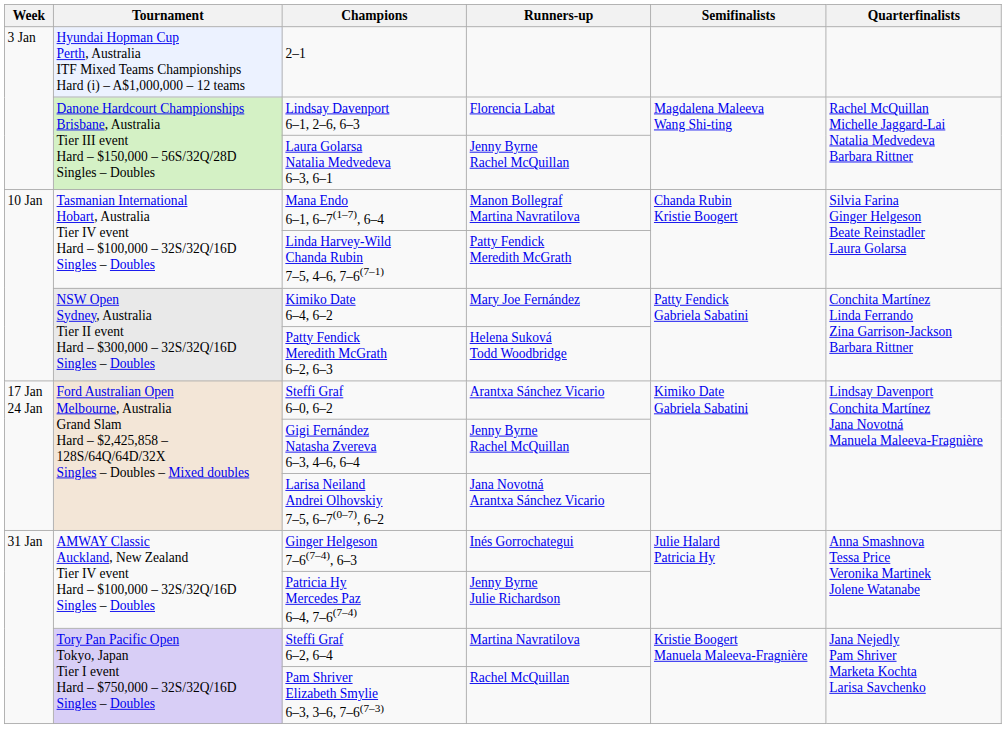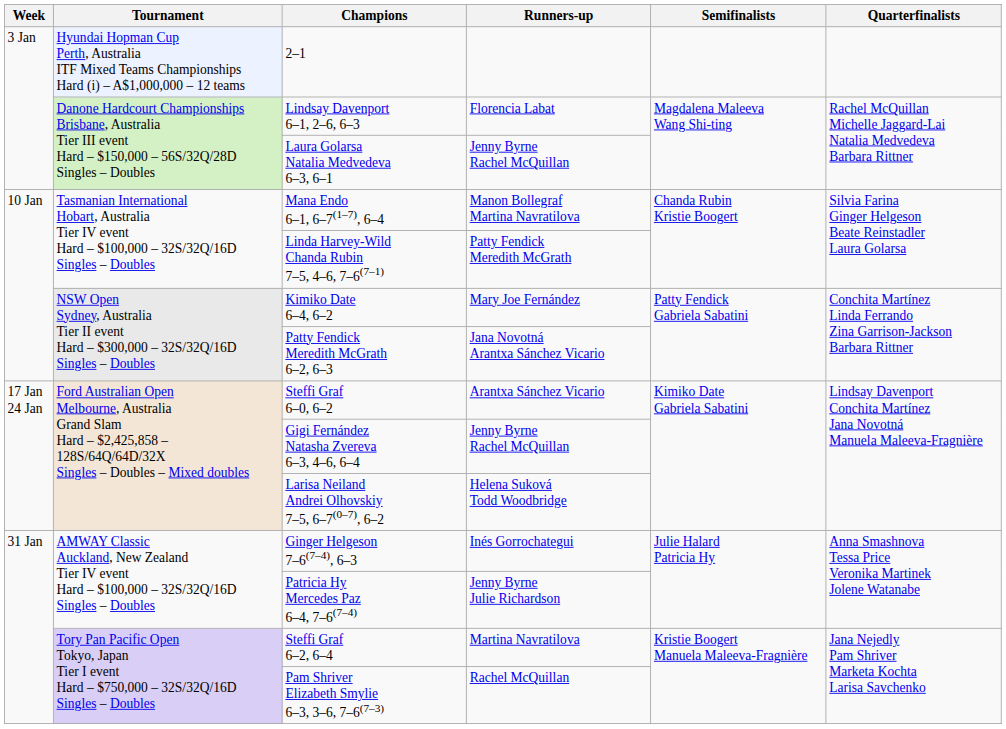(518, 345) Helena Suková Todd Woodbridge -> (537, 345) Jana Novotná Arantxa Sánchez Vicario
(537, 492) Jana Novotná Arantxa Sánchez Vicario -> (518, 492) Helena Suková Todd Woodbridge
